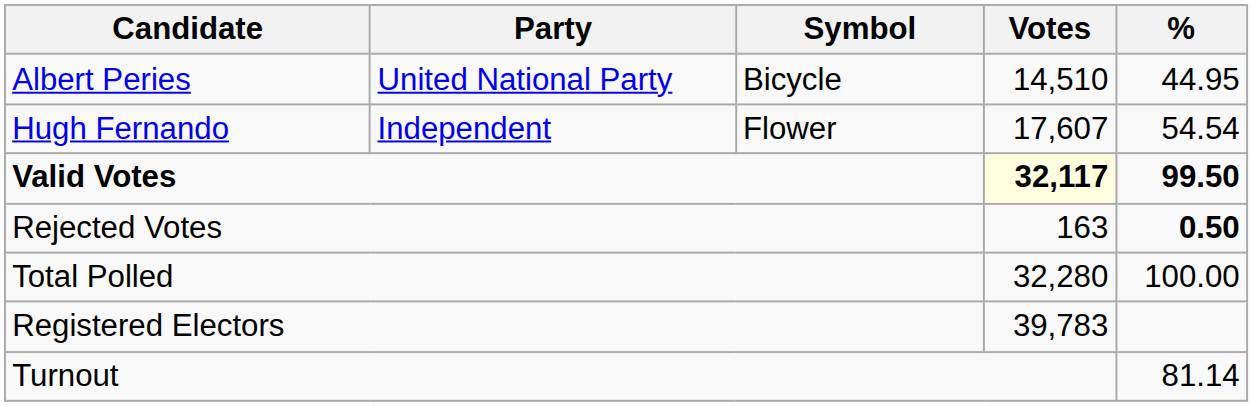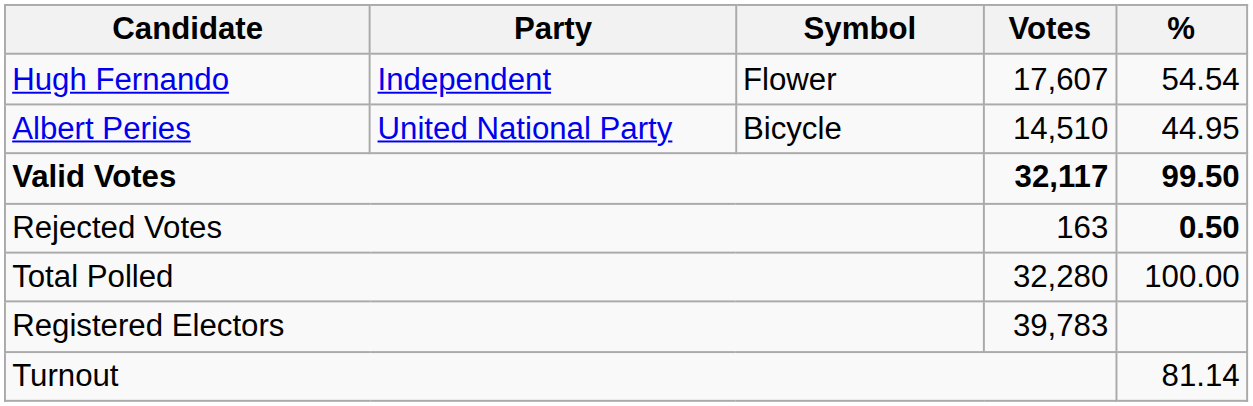rows swapped: (121, 128) <-> (101, 78)
(1061, 177) lightyellow background -> (1061, 177) no background
